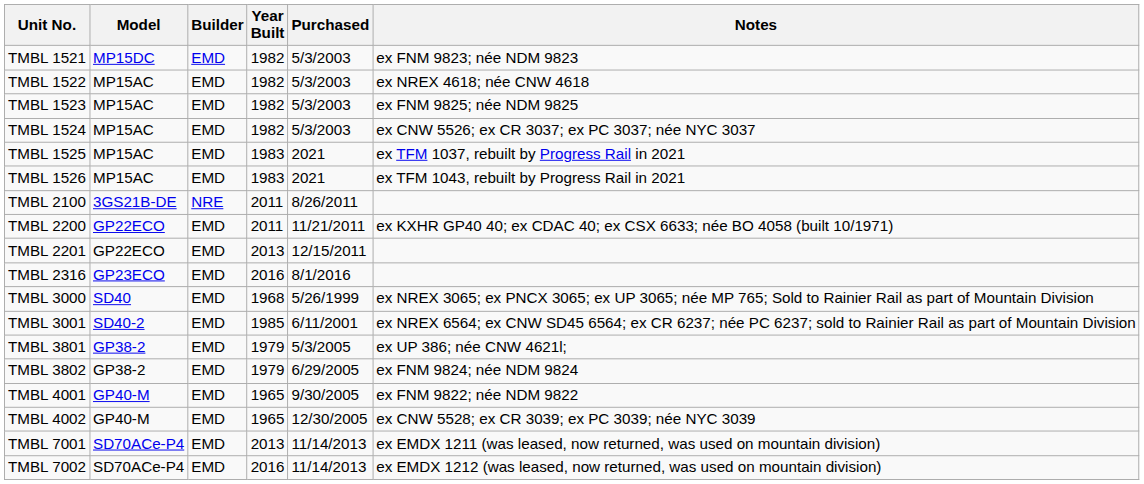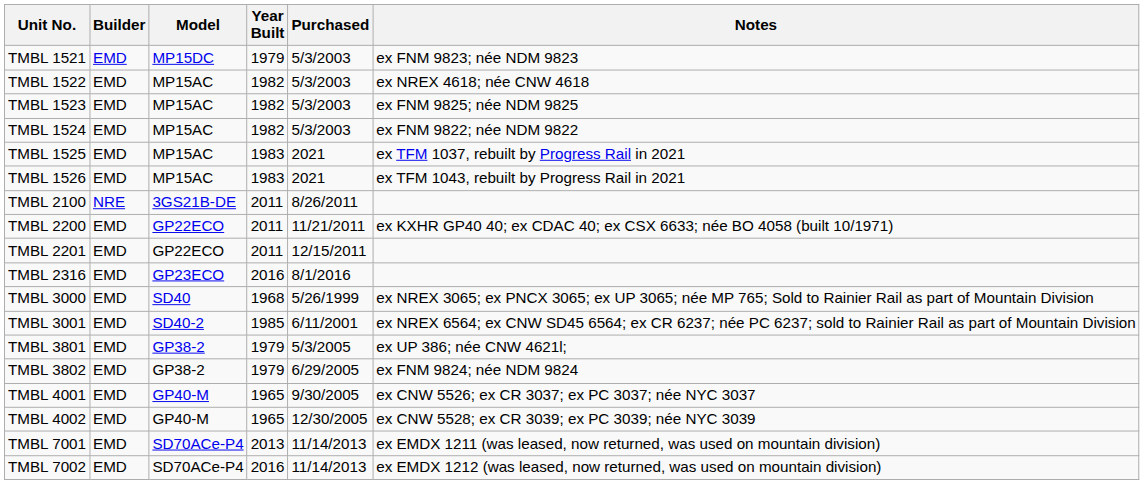columns swapped: (217, 25) <-> (139, 25)
(268, 57) 1982 -> (268, 57) 1979
(566, 130) ex CNW 5526; ex CR 3037; ex PC 3037; née NYC 3037 -> (477, 130) ex FNM 9822; née NDM 9822
(268, 250) 2013 -> (267, 250) 2011
(477, 395) ex FNM 9822; née NDM 9822 -> (566, 395) ex CNW 5526; ex CR 3037; ex PC 3037; née NYC 3037
